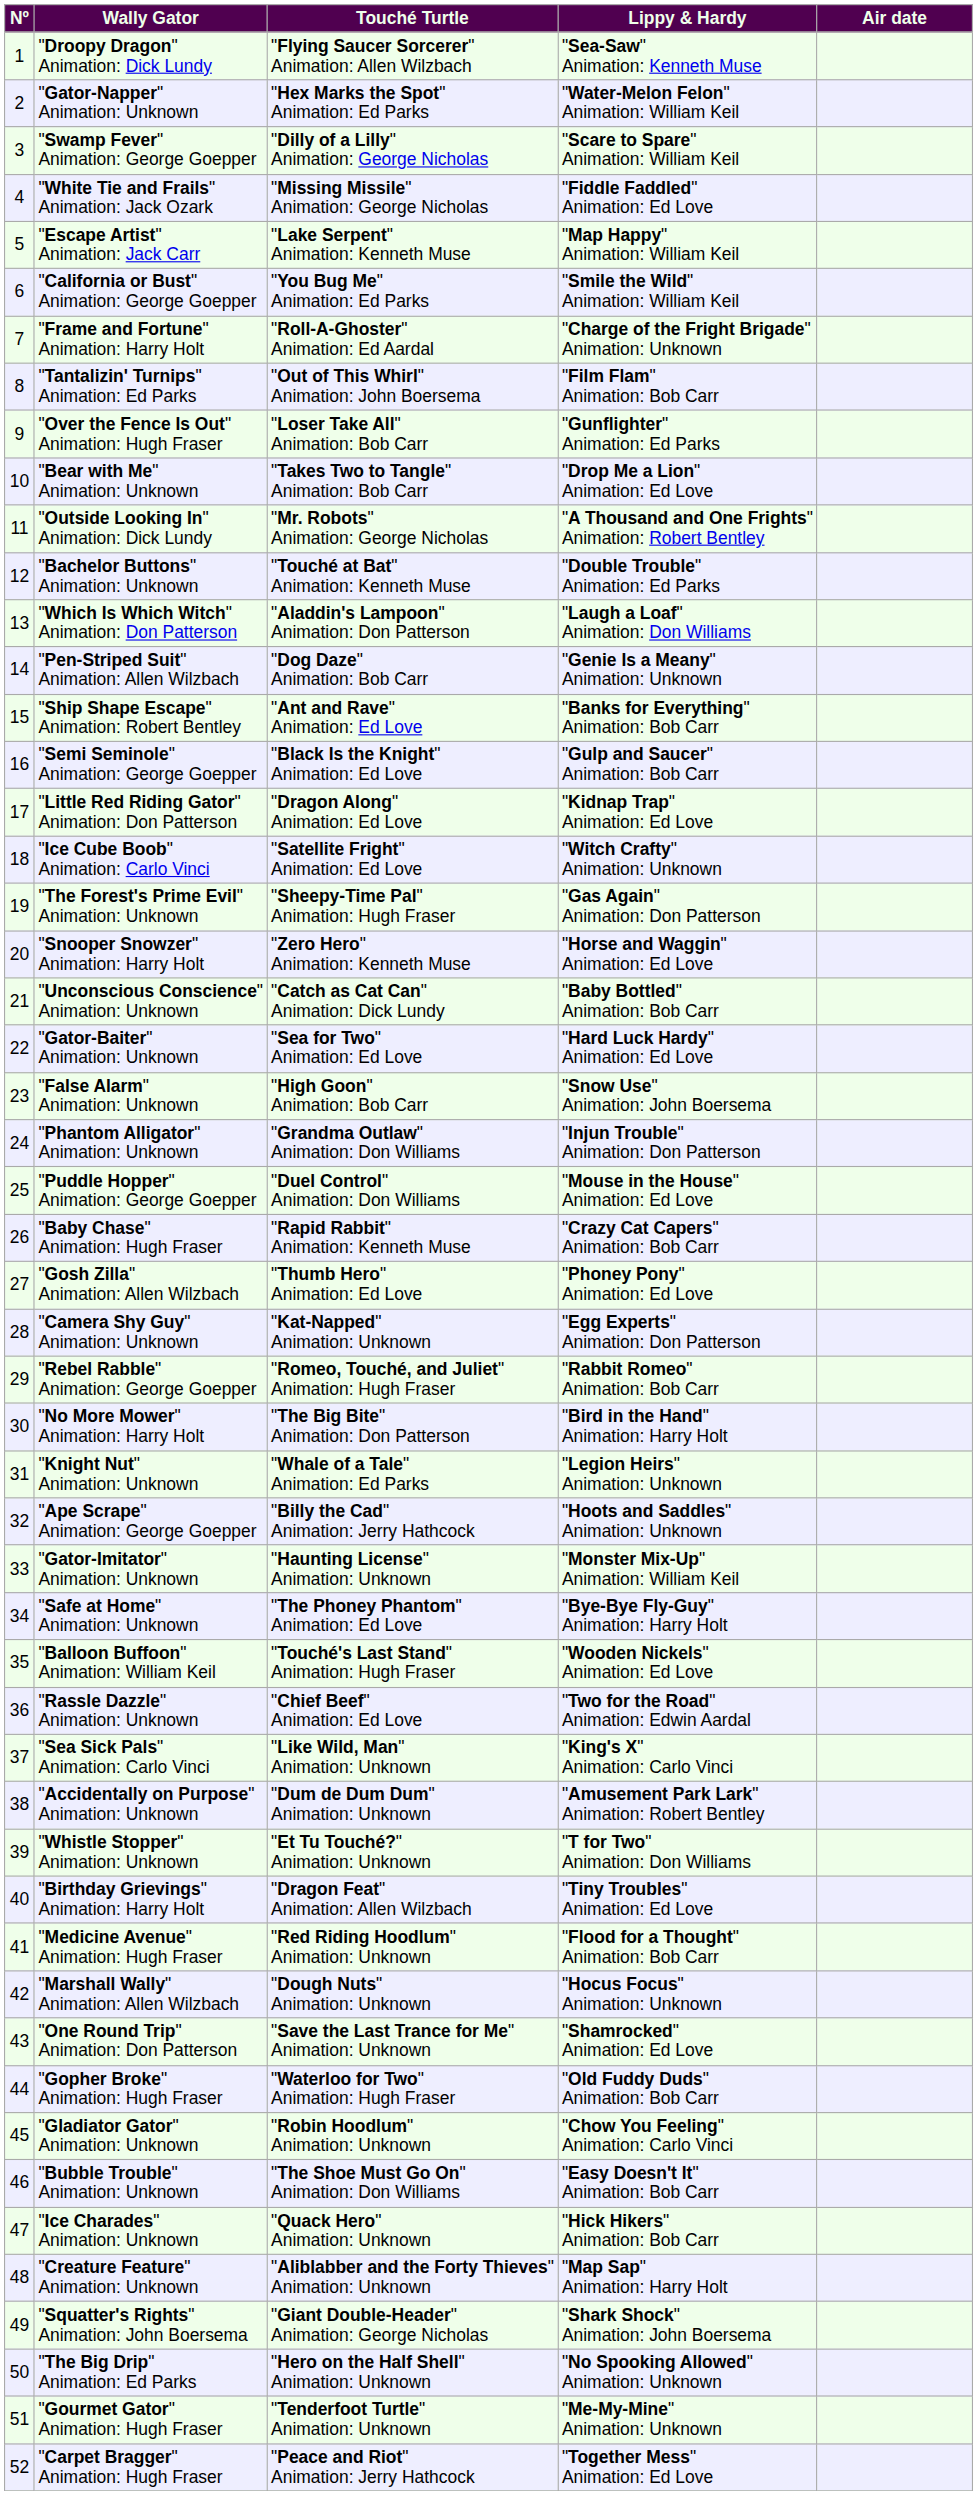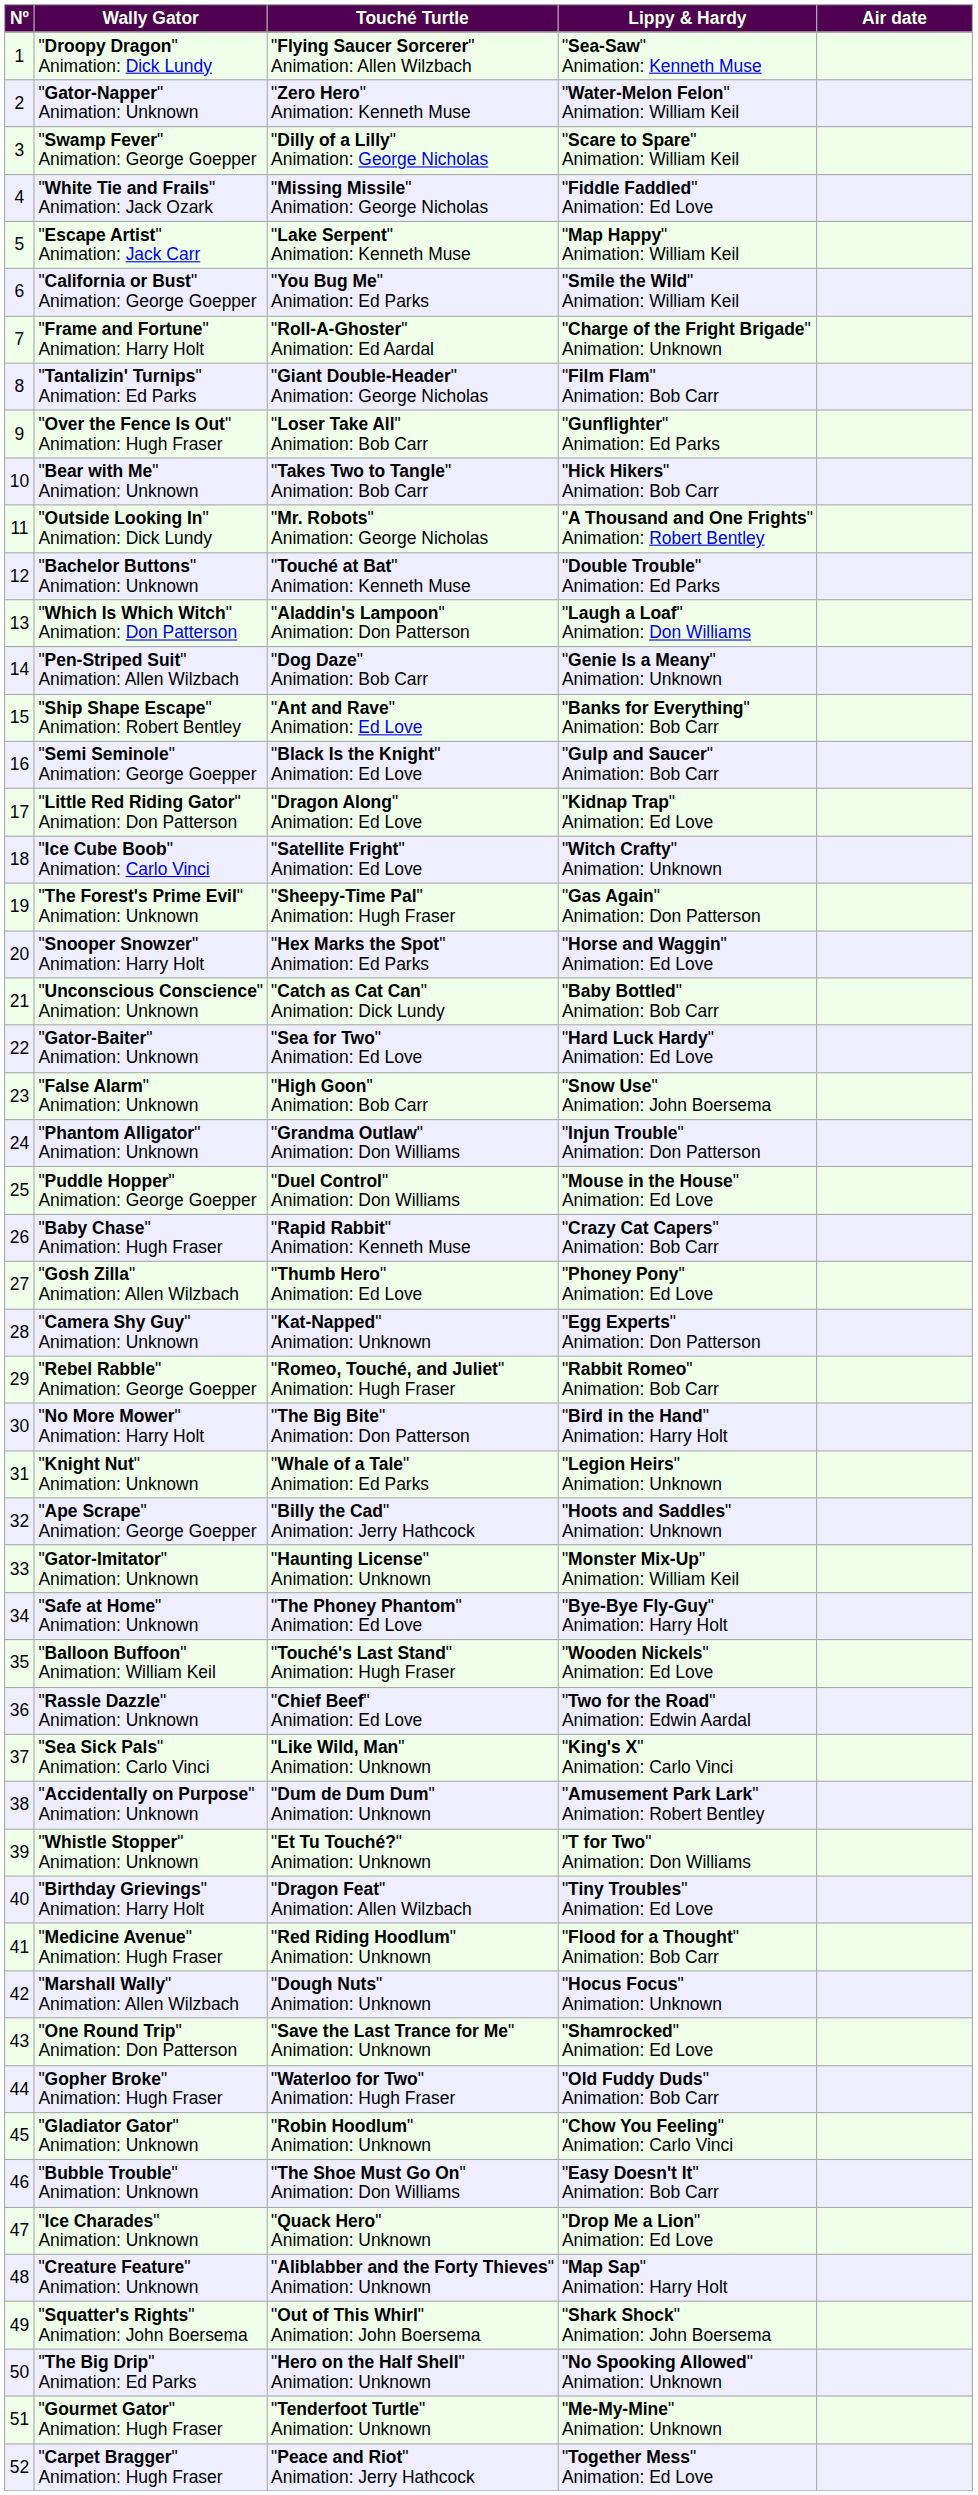(358, 103) "Hex Marks the Spot" Animation: Ed Parks -> (371, 103) "Zero Hero" Animation: Kenneth Muse
(376, 386) "Out of This Whirl" Animation: John Boersema -> (380, 386) "Giant Double-Header" Animation: George Nicholas
(638, 481) "Drop Me a Lion" Animation: Ed Love -> (640, 481) "Hick Hikers" Animation: Bob Carr
(371, 954) "Zero Hero" Animation: Kenneth Muse -> (358, 954) "Hex Marks the Spot" Animation: Ed Parks
(640, 2230) "Hick Hikers" Animation: Bob Carr -> (638, 2230) "Drop Me a Lion" Animation: Ed Love
(380, 2325) "Giant Double-Header" Animation: George Nicholas -> (376, 2325) "Out of This Whirl" Animation: John Boersema
